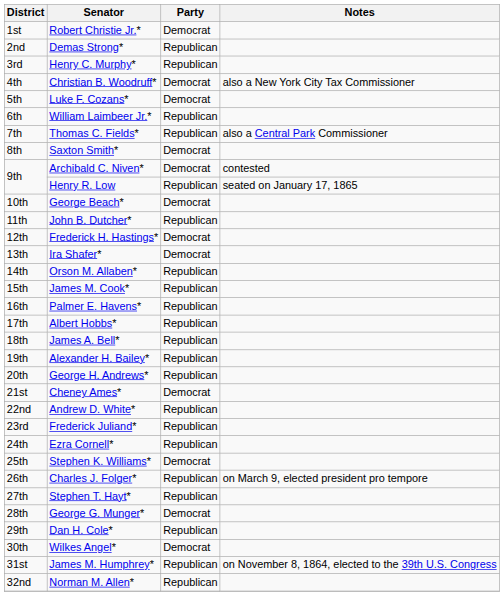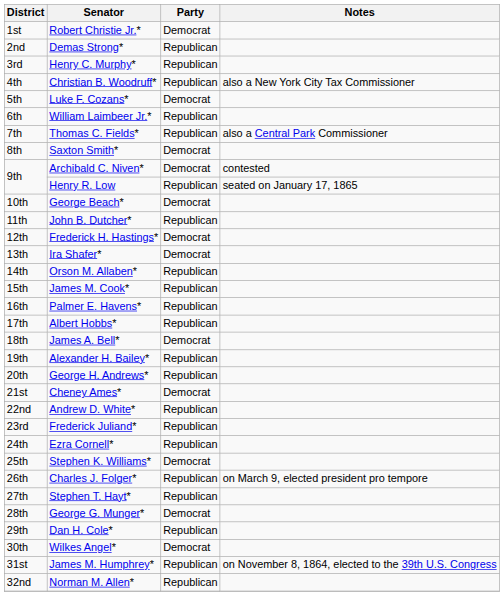(187, 82) Democrat -> (190, 82) Republican
(190, 340) Republican -> (187, 340) Democrat
